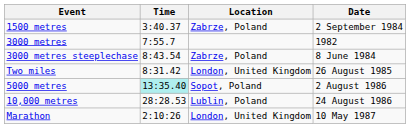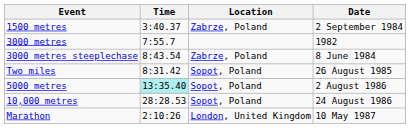(251, 71) London, United Kingdom -> (226, 71) Sopot, Poland
(229, 101) Lublin, Poland -> (226, 101) Sopot, Poland
